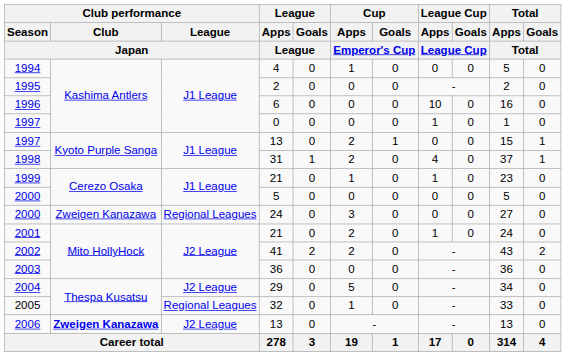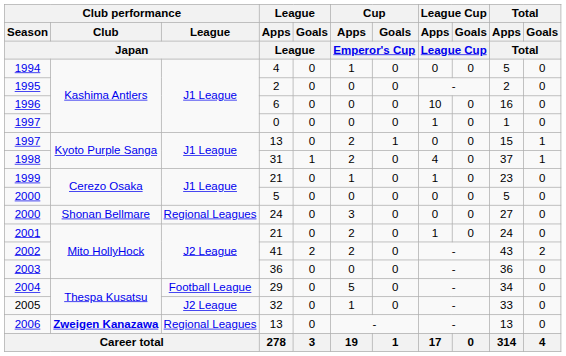(106, 214) Zweigen Kanazawa -> (106, 214) Shonan Bellmare
(210, 287) J2 League -> (210, 287) Football League
(210, 305) Regional Leagues -> (210, 305) J2 League
(210, 324) J2 League -> (210, 324) Regional Leagues
